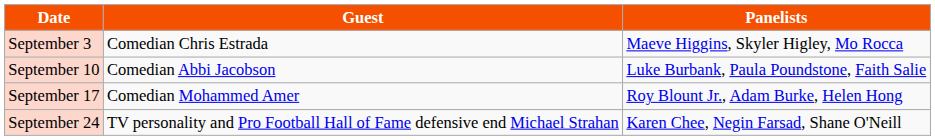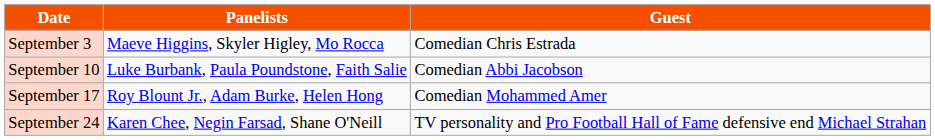columns swapped: (363, 17) <-> (776, 17)
